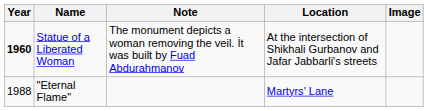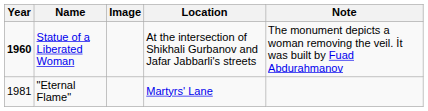columns swapped: (405, 13) <-> (185, 13)
(19, 91) 1988 -> (19, 91) 1981
